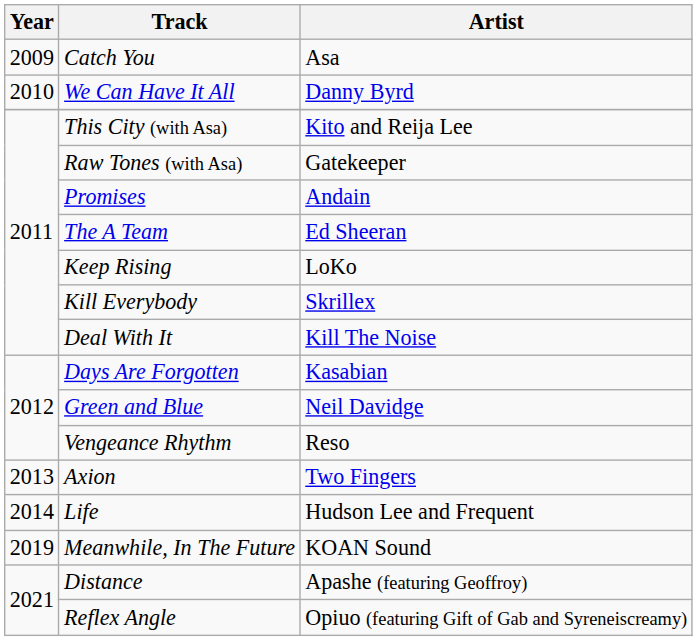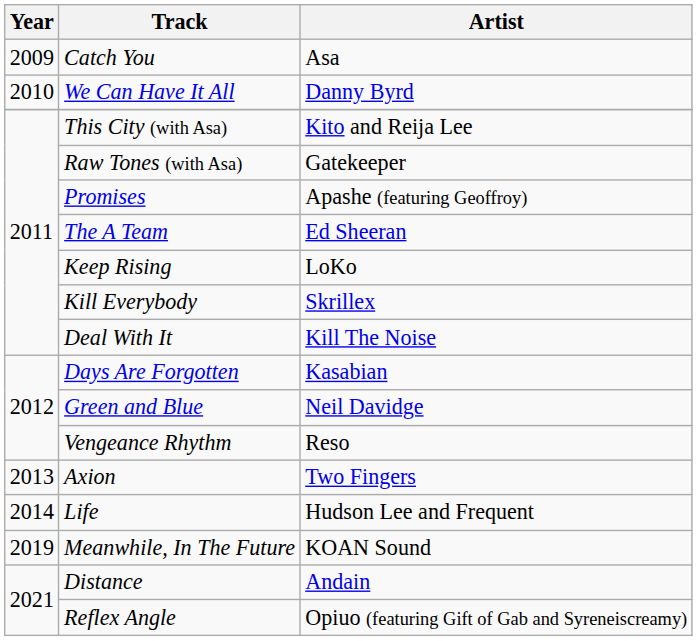(338, 197) Andain -> (416, 197) Apashe (featuring Geoffroy)
(416, 582) Apashe (featuring Geoffroy) -> (338, 582) Andain
